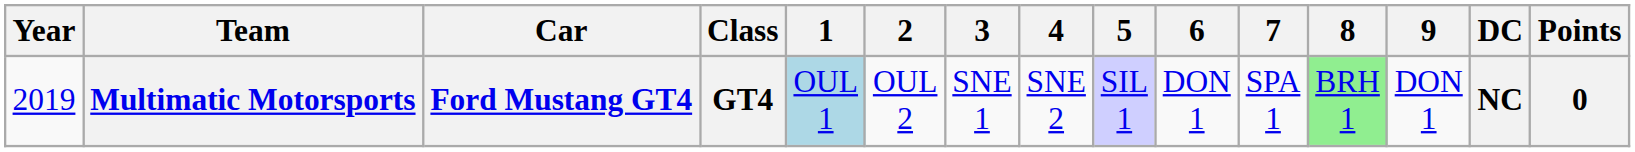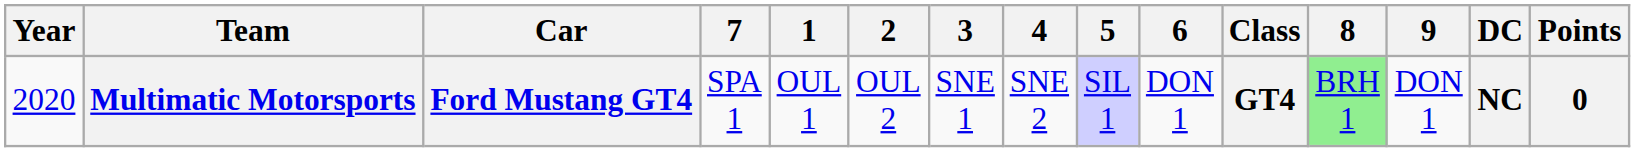columns swapped: (743, 30) <-> (1273, 30)
(44, 100) 2019 -> (44, 100) 2020
(826, 100) lightblue background -> (809, 100) no background
